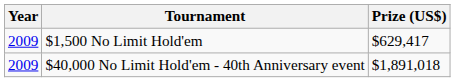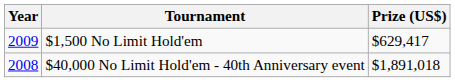(23, 64) 2009 -> (23, 64) 2008
